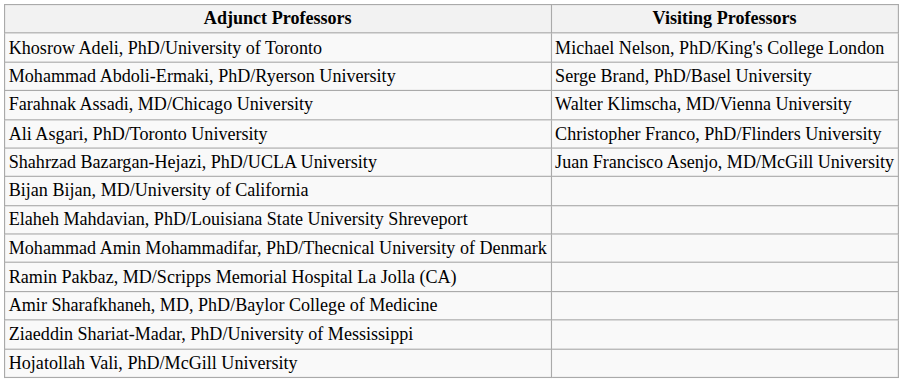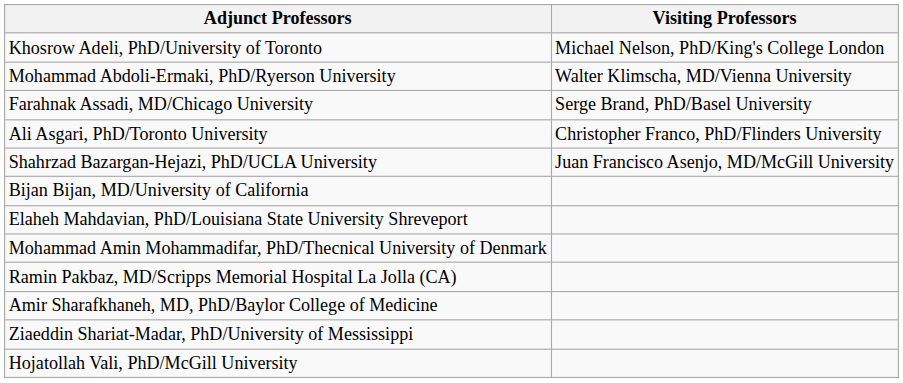(683, 76) Serge Brand, PhD/Basel University -> (703, 76) Walter Klimscha, MD/Vienna University
(703, 104) Walter Klimscha, MD/Vienna University -> (683, 104) Serge Brand, PhD/Basel University
